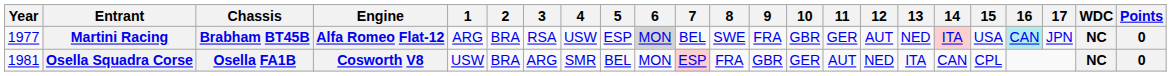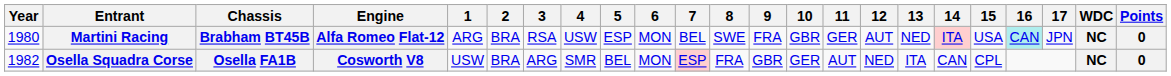(24, 38) 1977 -> (24, 38) 1980
(655, 38) lightgrey background -> (655, 38) no background
(24, 60) 1981 -> (24, 60) 1982
